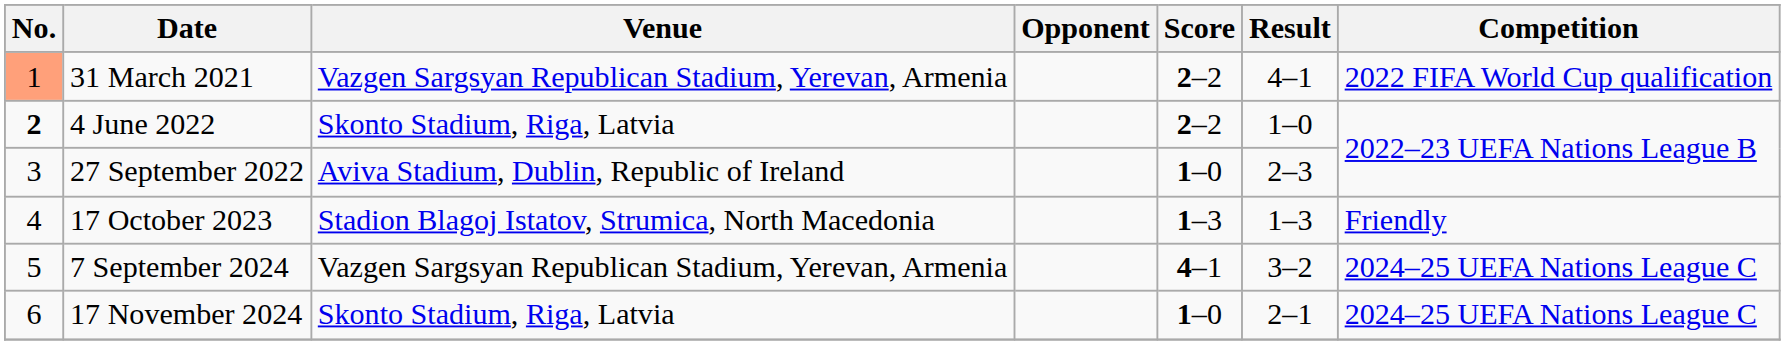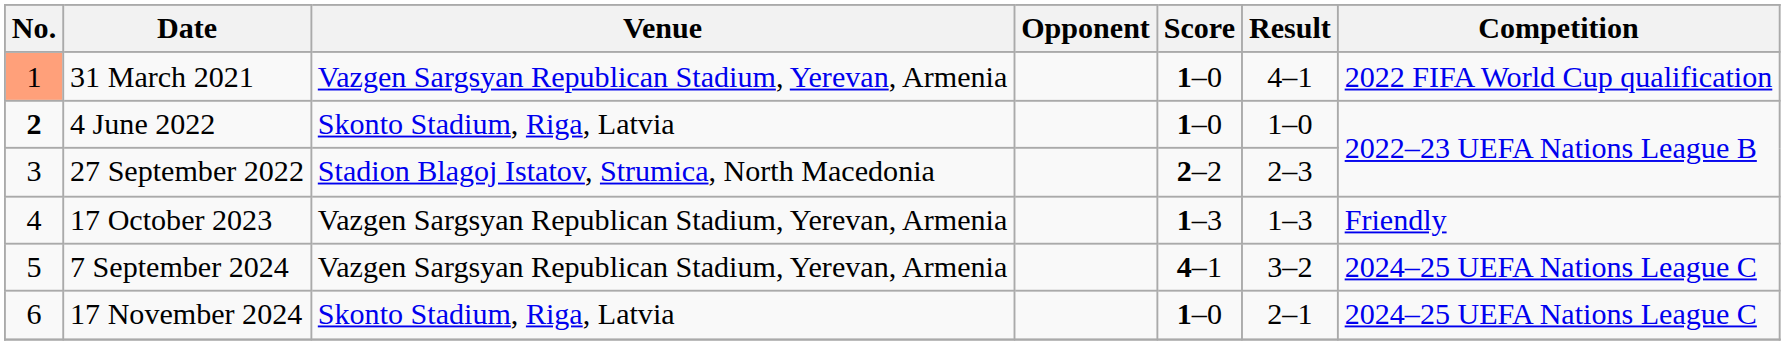(1199, 76) 2–2 -> (1199, 76) 1–0
(1199, 123) 2–2 -> (1199, 123) 1–0
(581, 171) Aviva Stadium, Dublin, Republic of Ireland -> (626, 171) Stadion Blagoj Istatov, Strumica, North Macedonia
(1199, 171) 1–0 -> (1199, 171) 2–2
(626, 219) Stadion Blagoj Istatov, Strumica, North Macedonia -> (663, 219) Vazgen Sargsyan Republican Stadium, Yerevan, Armenia
